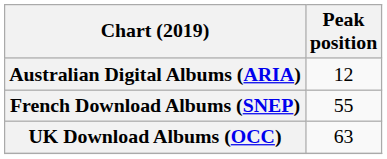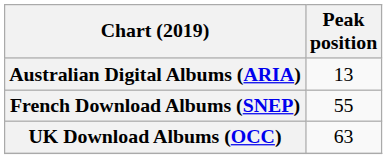(344, 74) 12 -> (344, 74) 13
